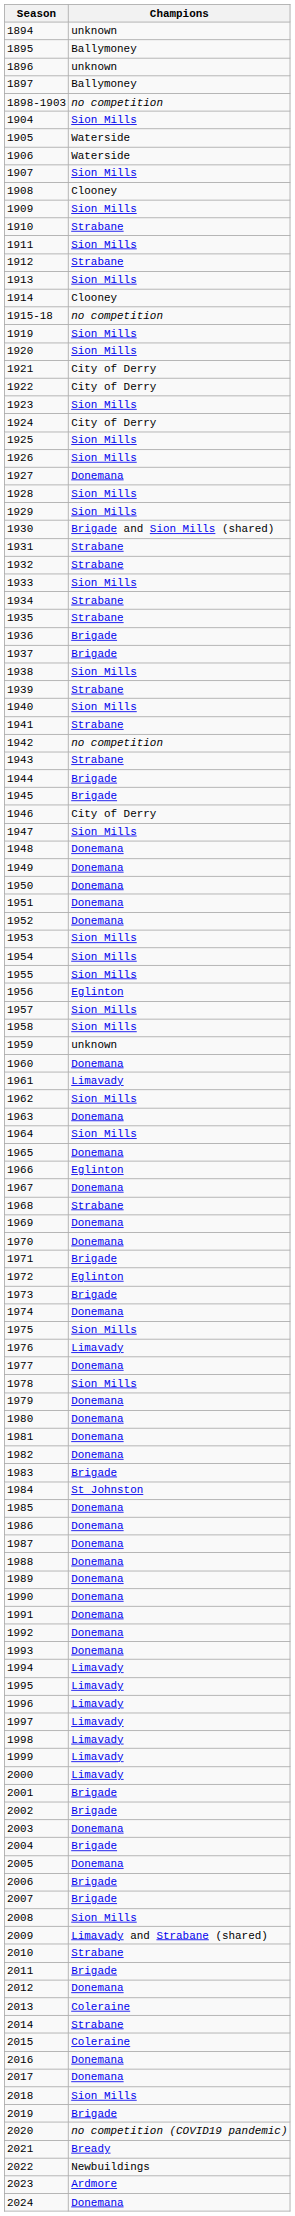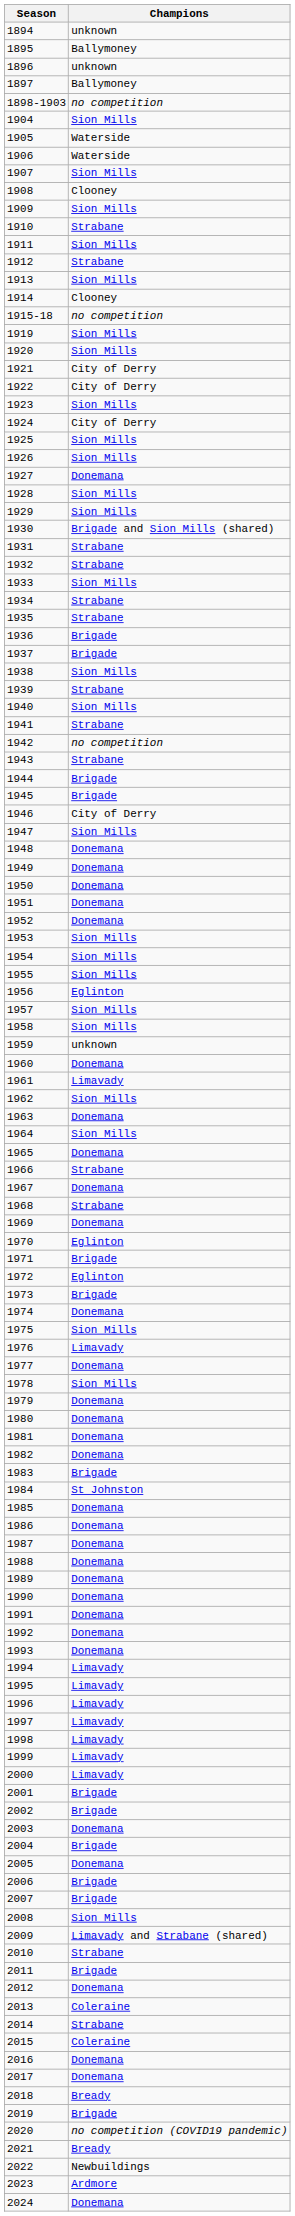(97, 1170) Eglinton -> (97, 1170) Strabane
(97, 1241) Donemana -> (97, 1241) Eglinton
(104, 2096) Sion Mills -> (91, 2096) Bready
